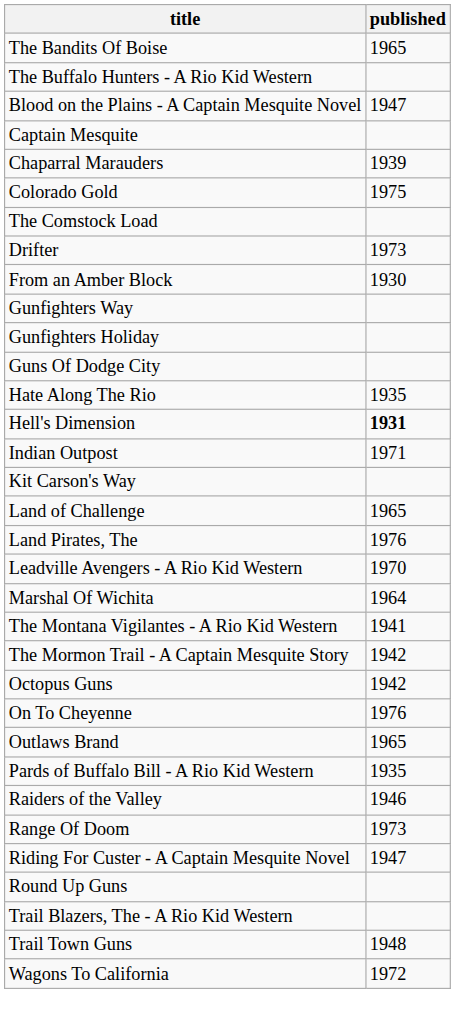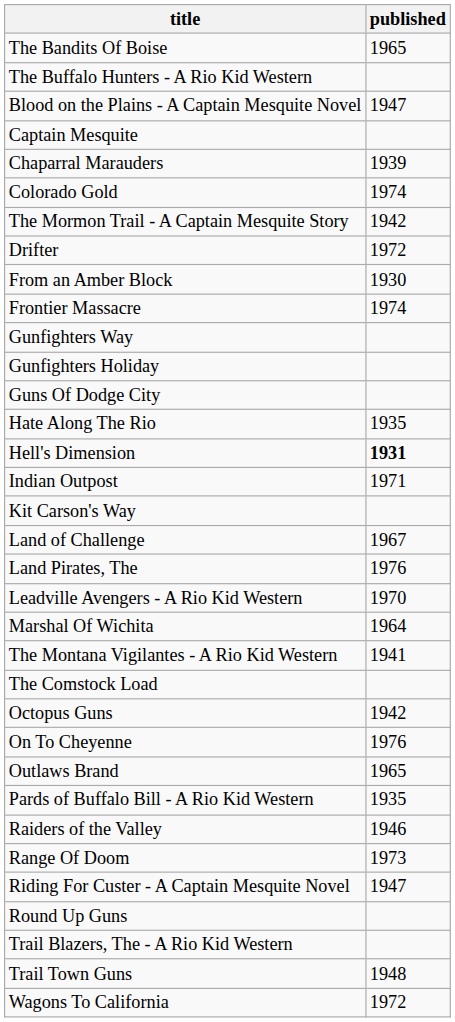(388, 192) 1975 -> (388, 192) 1974
rows swapped: (83, 221) <-> (179, 655)
(388, 250) 1973 -> (388, 250) 1972
+ row: (75, 308)
(388, 510) 1965 -> (388, 539) 1967
